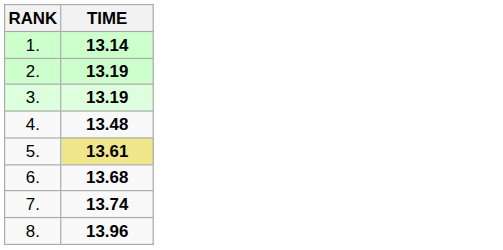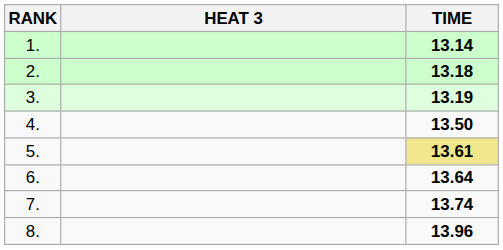+ column: (234, 18)
(107, 72) 13.19 -> (452, 72) 13.18
(107, 125) 13.48 -> (452, 125) 13.50
(107, 178) 13.68 -> (452, 178) 13.64
